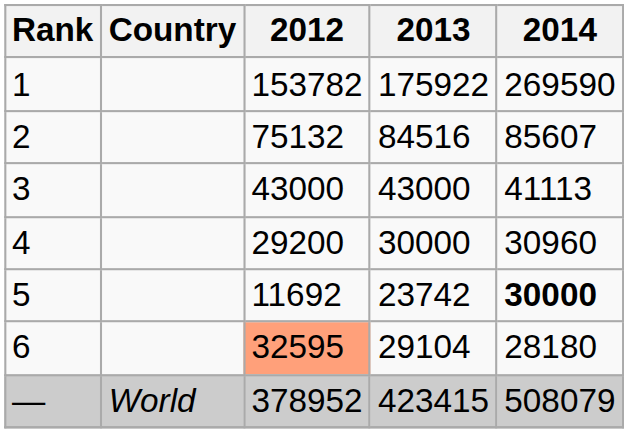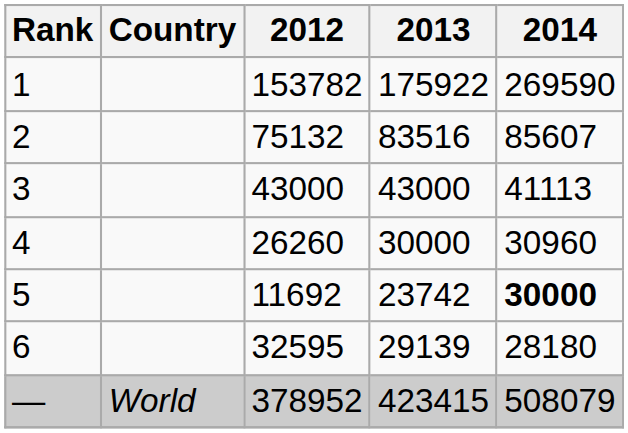(424, 136) 84516 -> (424, 136) 83516
(298, 242) 29200 -> (298, 242) 26260
(298, 347) lightsalmon background -> (298, 347) no background
(424, 347) 29104 -> (424, 347) 29139
